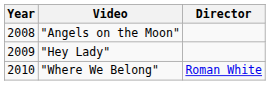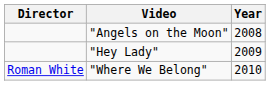columns swapped: (21, 14) <-> (224, 14)
